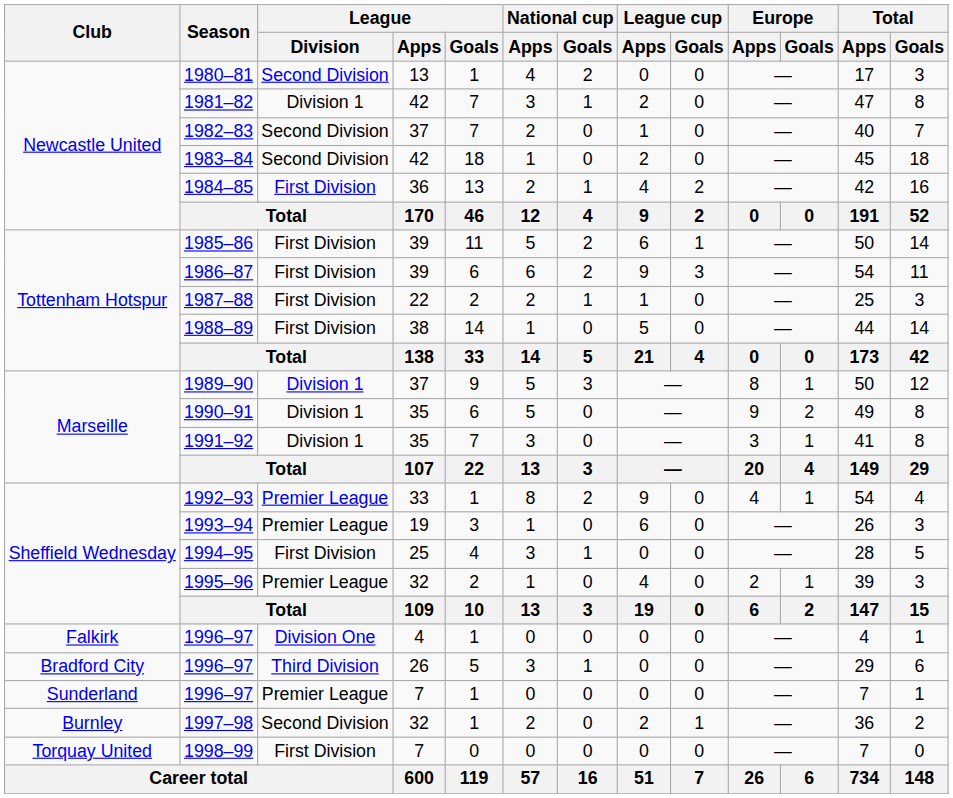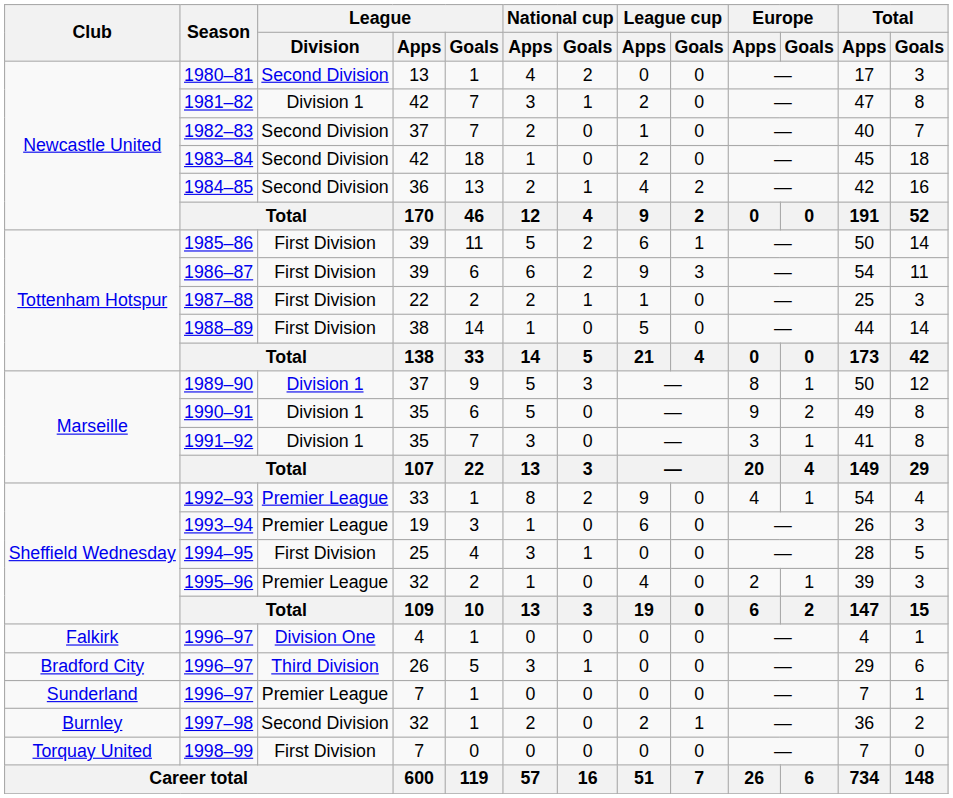(325, 187) First Division -> (325, 187) Second Division
